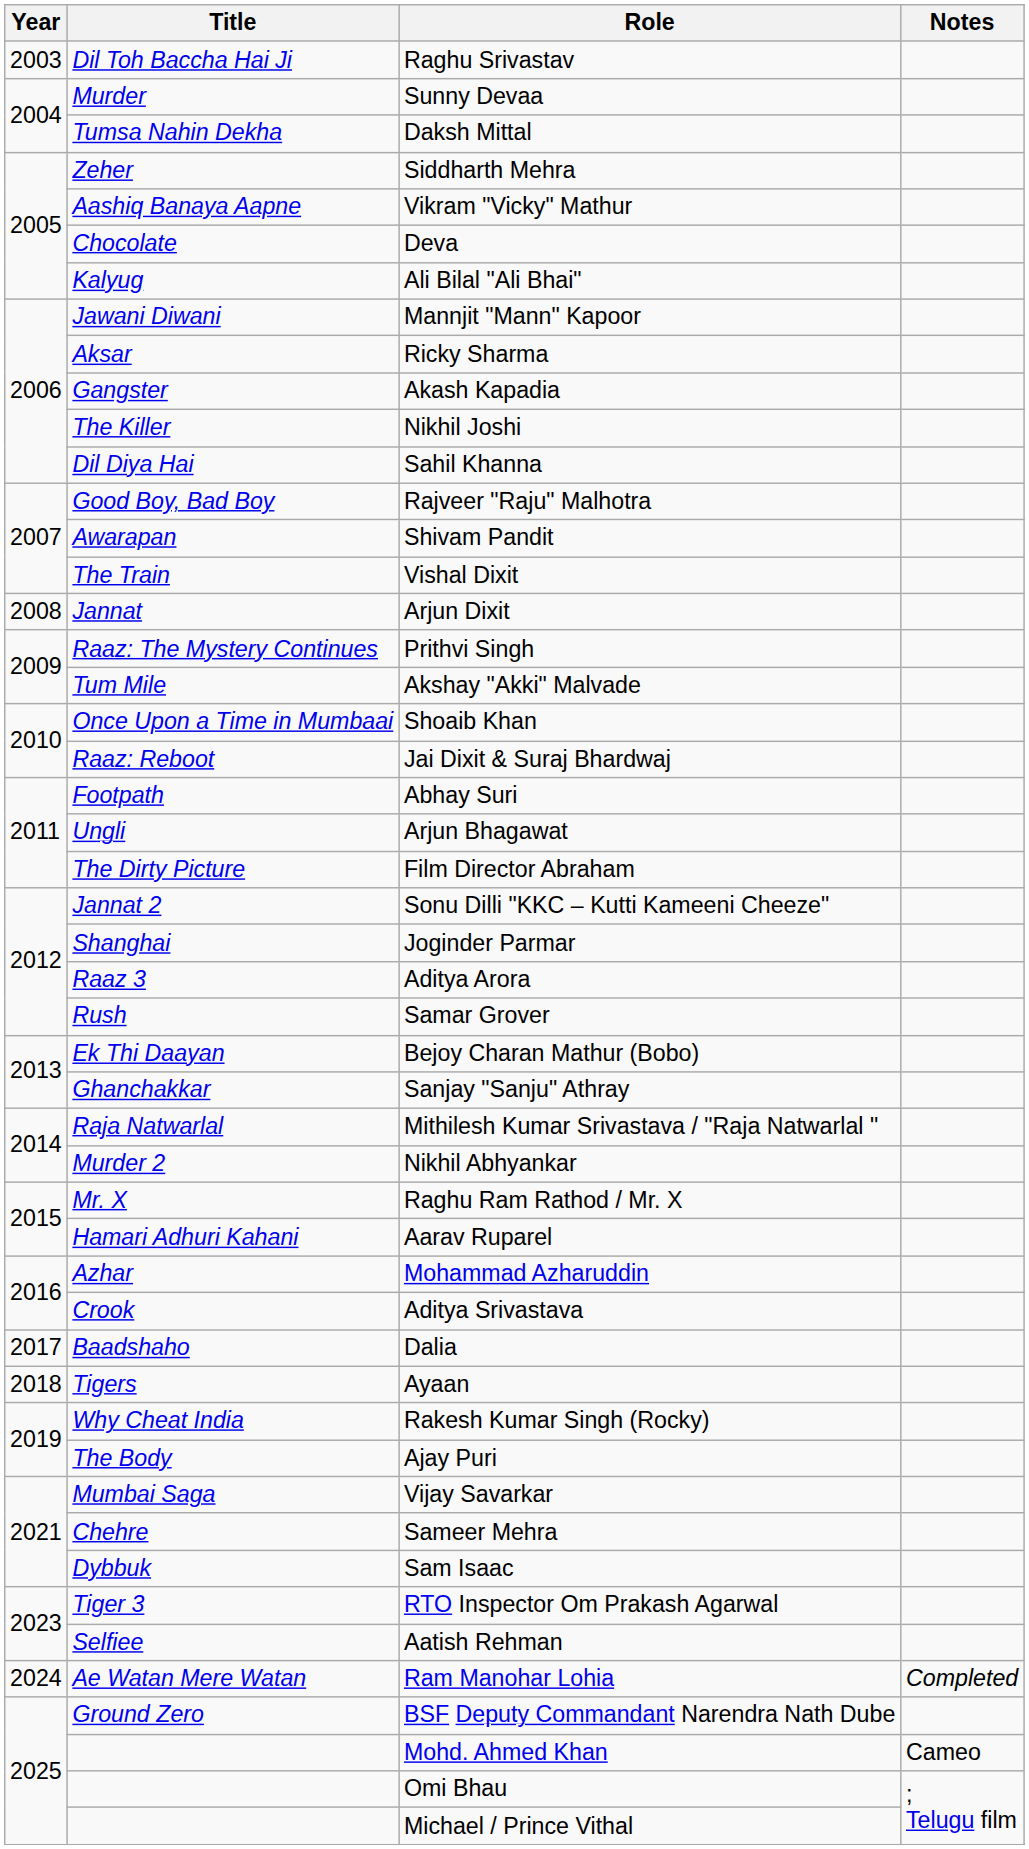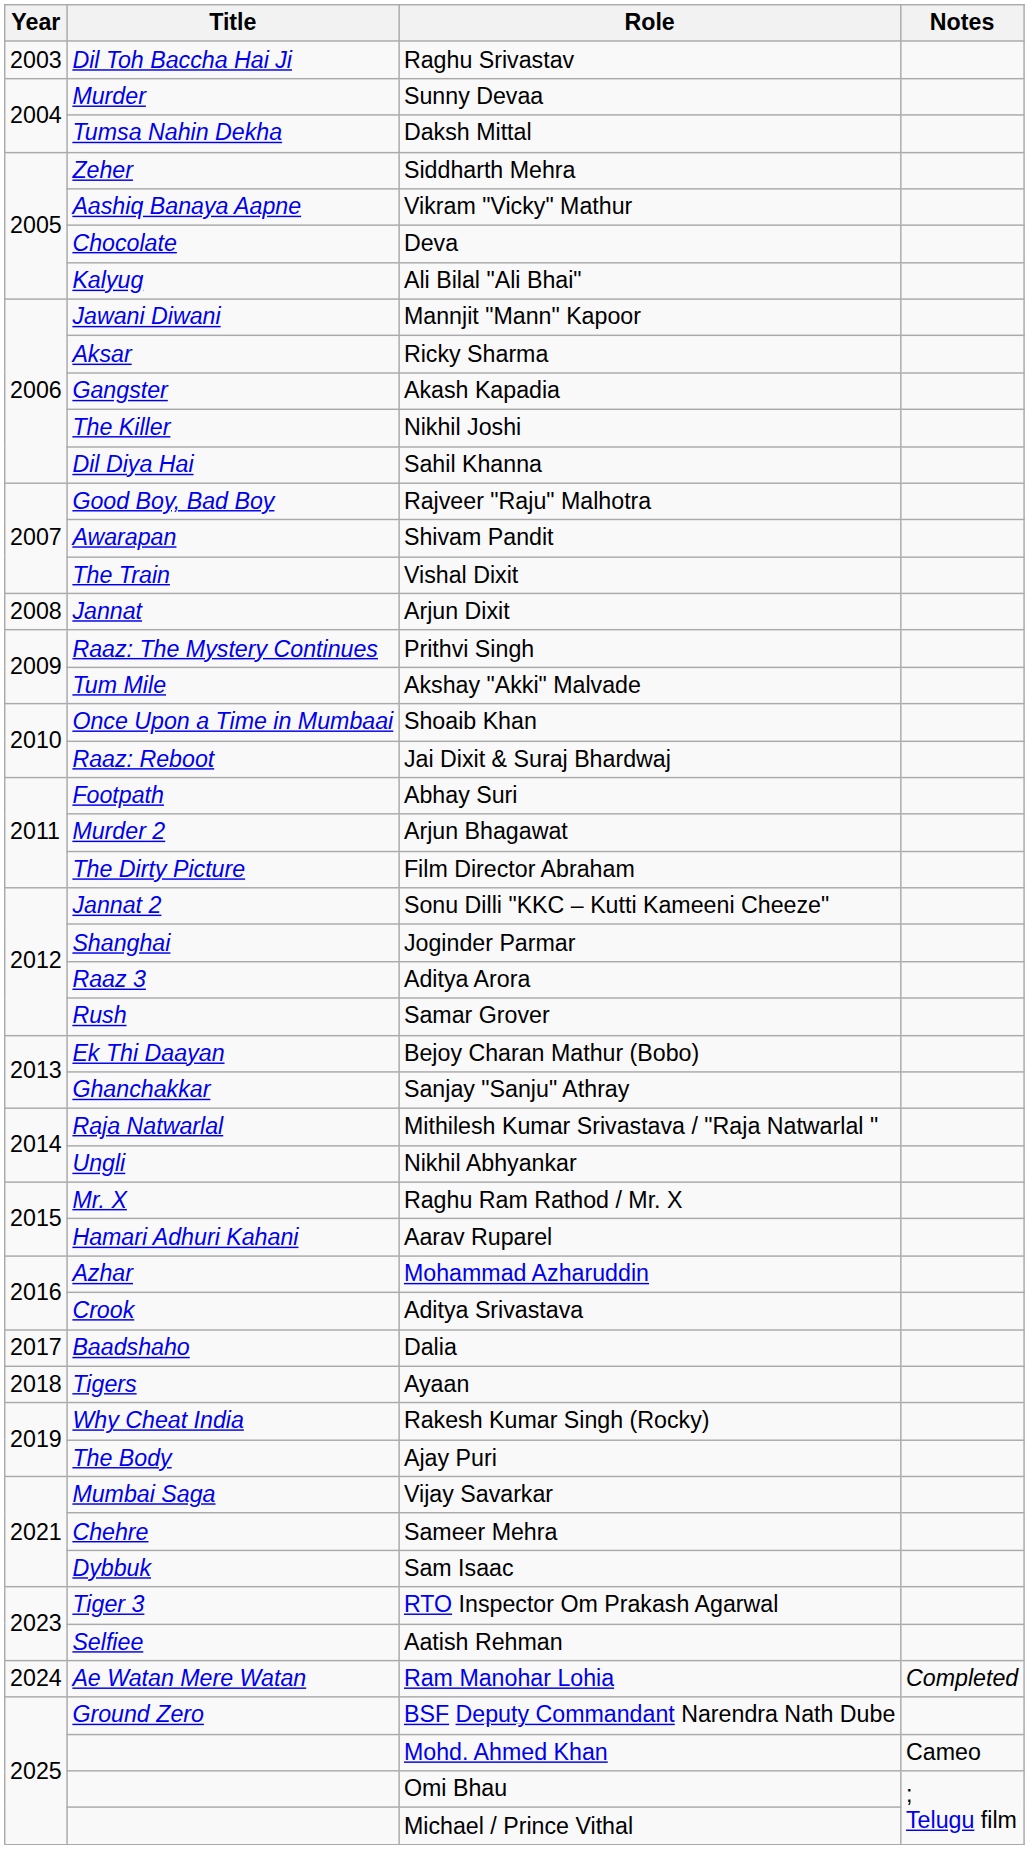(99, 832) Ungli -> (119, 832) Murder 2
(119, 1163) Murder 2 -> (99, 1163) Ungli
